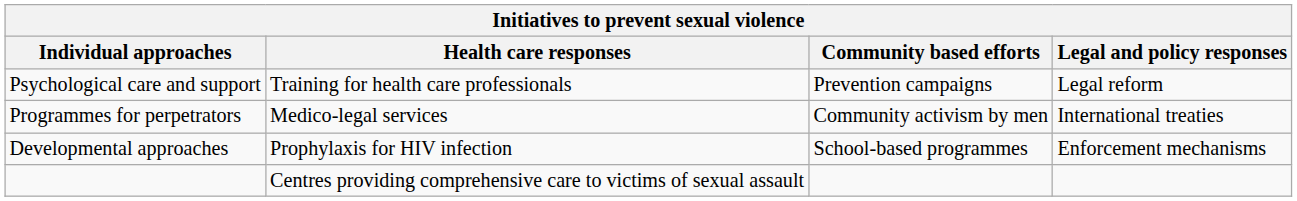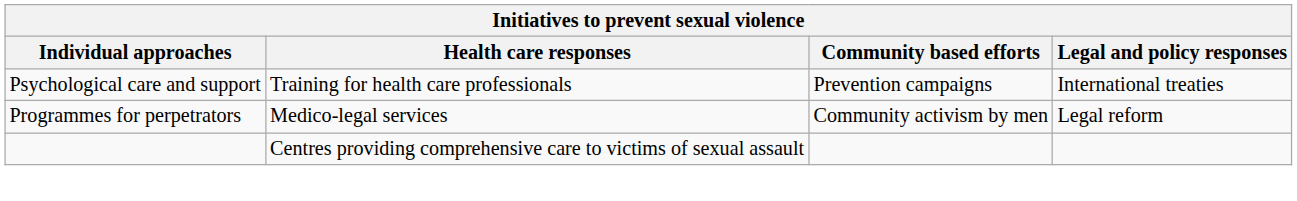(1110, 84) Legal reform -> (1141, 84) International treaties
(1141, 116) International treaties -> (1110, 116) Legal reform
- row: (119, 148)
